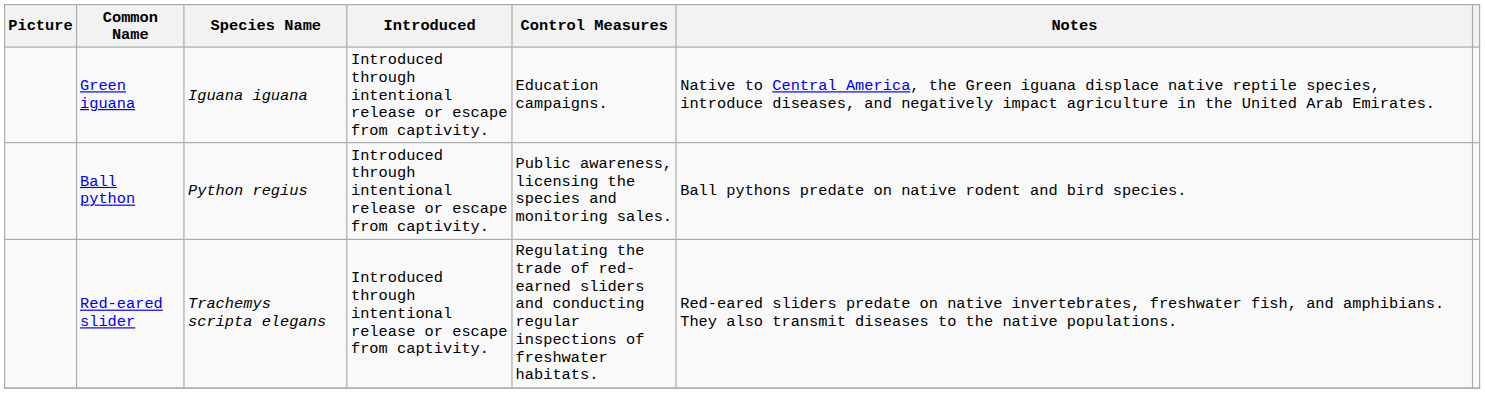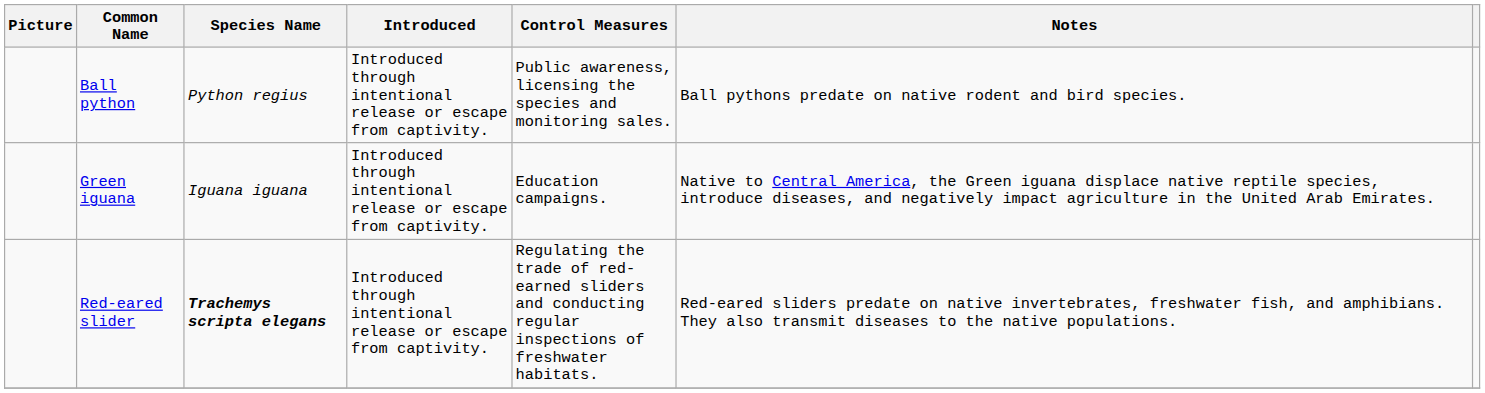rows swapped: (108, 95) <-> (108, 191)
(257, 313) normal -> (257, 313) bold
